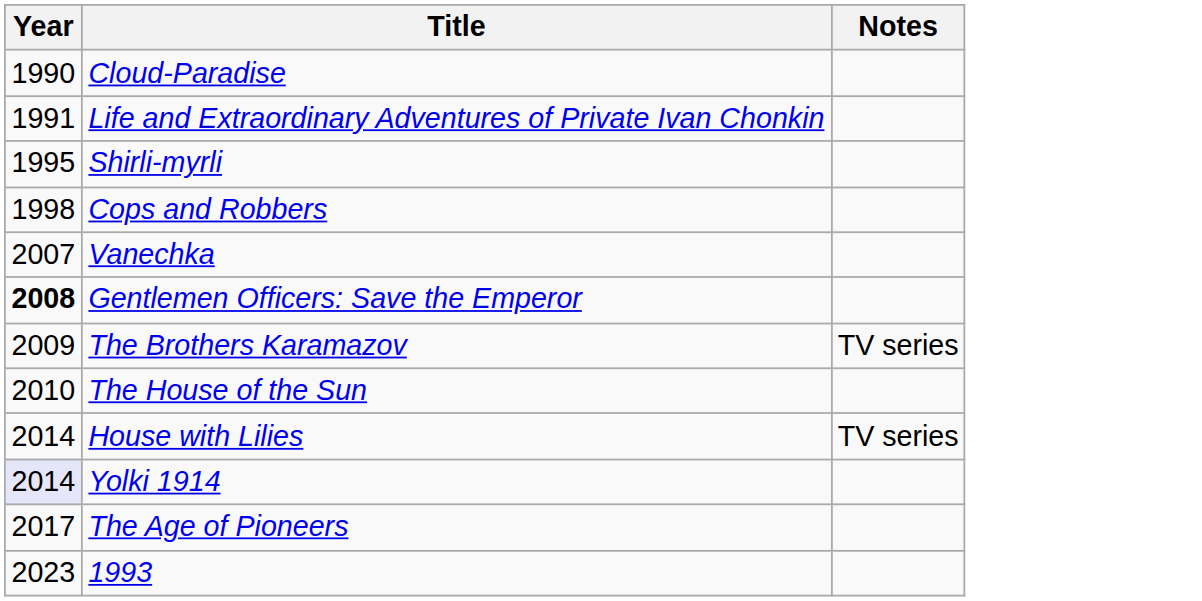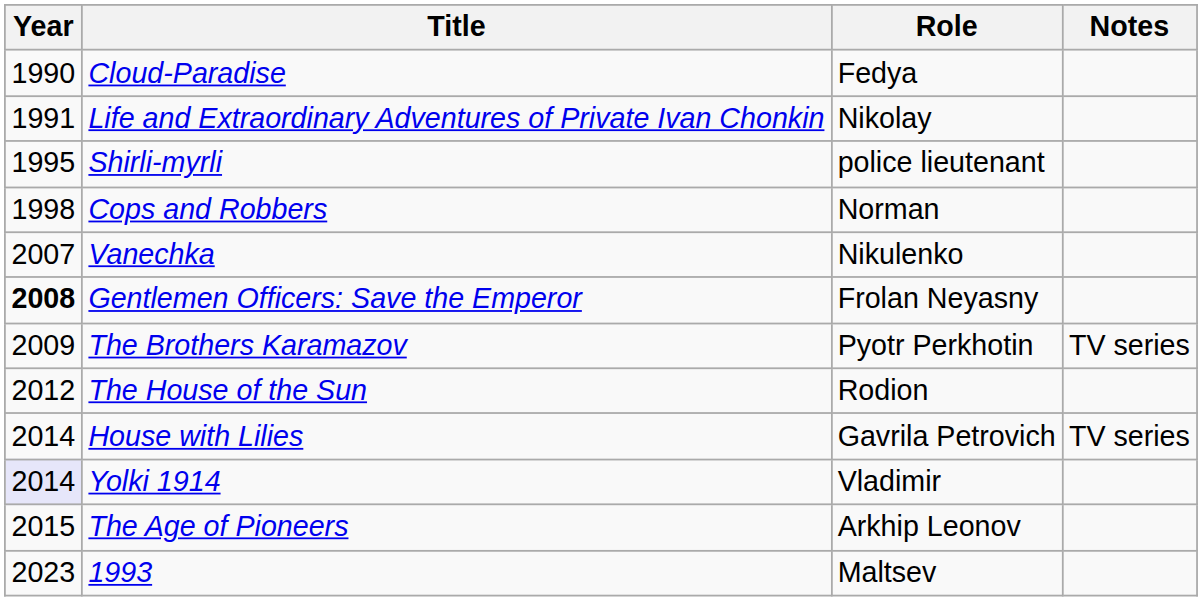+ column: (947, 27)
(43, 390) 2010 -> (43, 390) 2012
(43, 526) 2017 -> (43, 526) 2015
